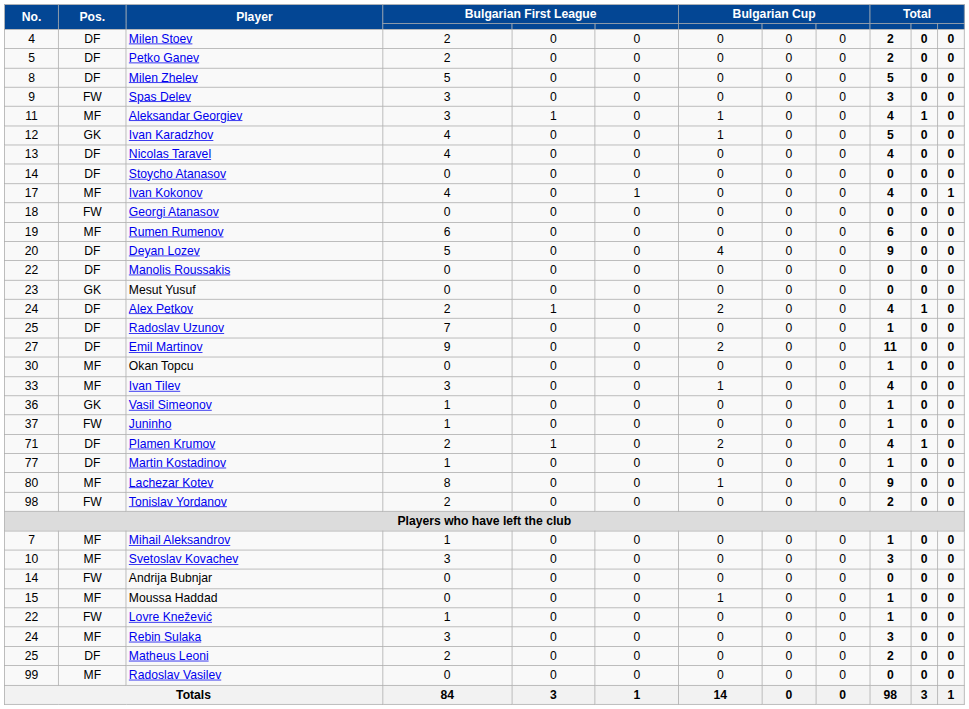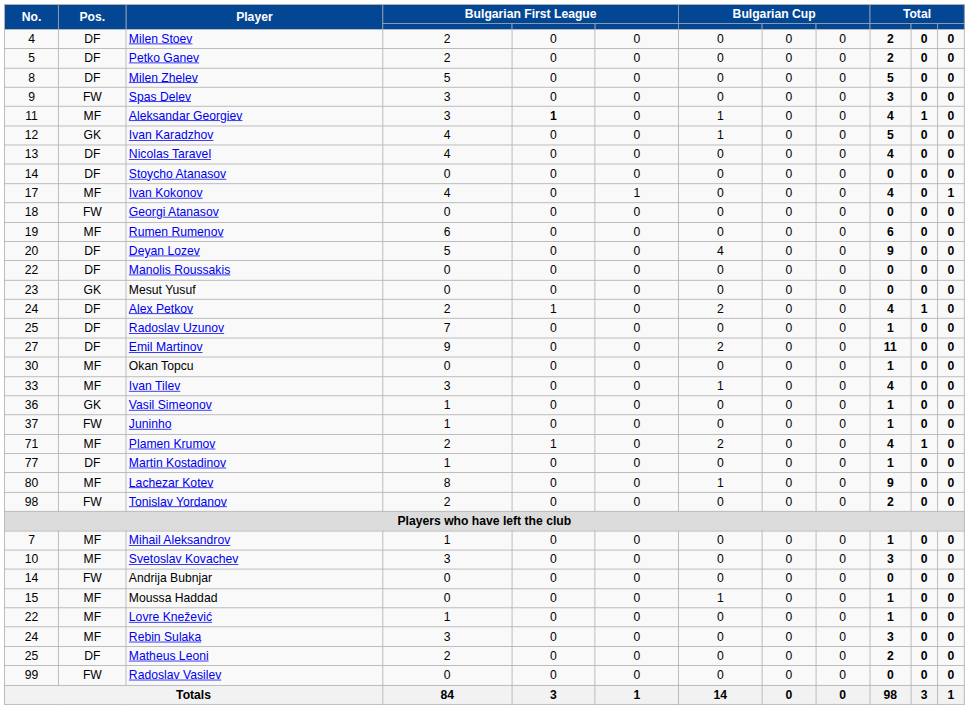(553, 116) normal -> (553, 116) bold
(92, 444) DF -> (92, 444) MF
(92, 617) FW -> (92, 617) MF
(92, 675) MF -> (92, 675) FW
